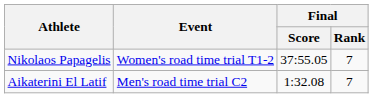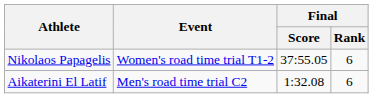(349, 60) 7 -> (349, 60) 6
(349, 82) 7 -> (349, 82) 6
